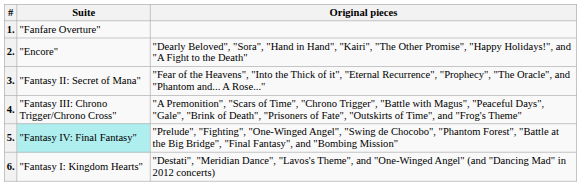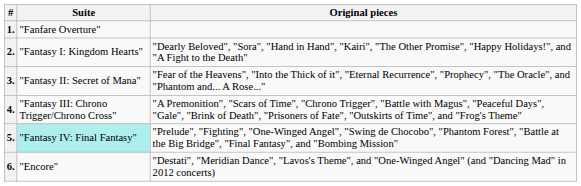(39, 52) "Encore" -> (81, 52) "Fantasy I: Kingdom Hearts"
(81, 166) "Fantasy I: Kingdom Hearts" -> (39, 166) "Encore"
